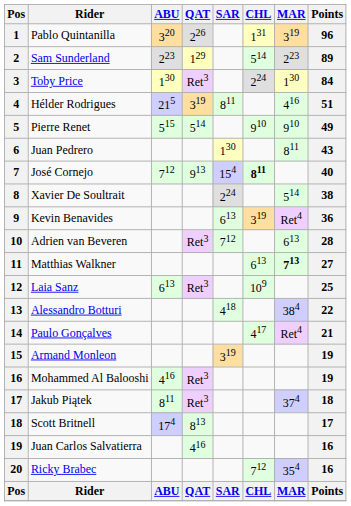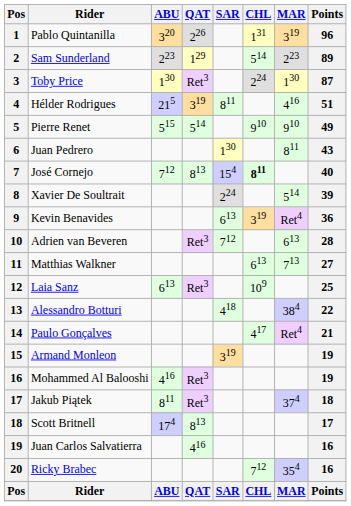(327, 80) 84 -> (327, 80) 87
(198, 172) 913 -> (198, 172) 813
(327, 195) 38 -> (327, 195) 39
(291, 263) bold -> (291, 263) normal
